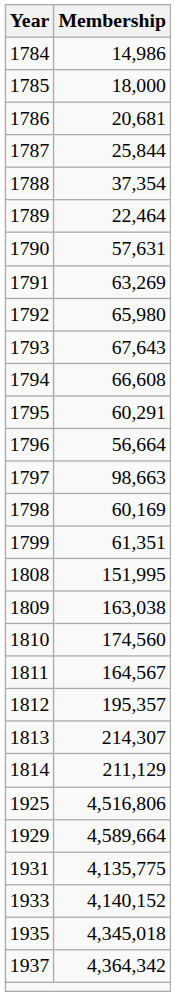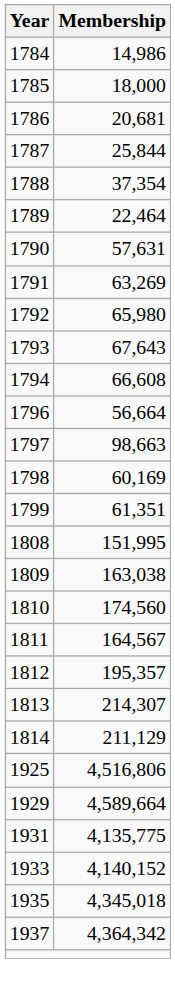- row: (30, 411)
